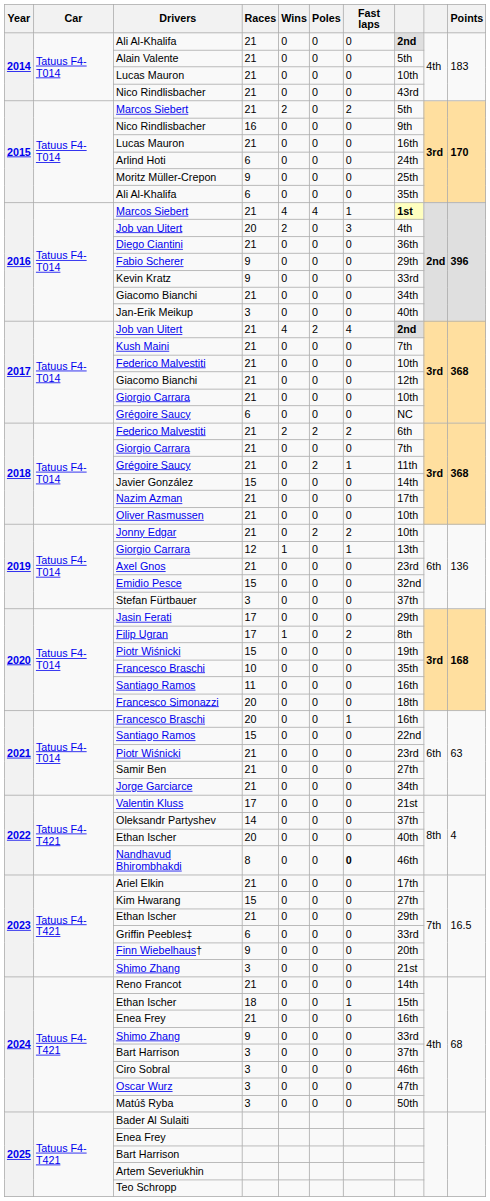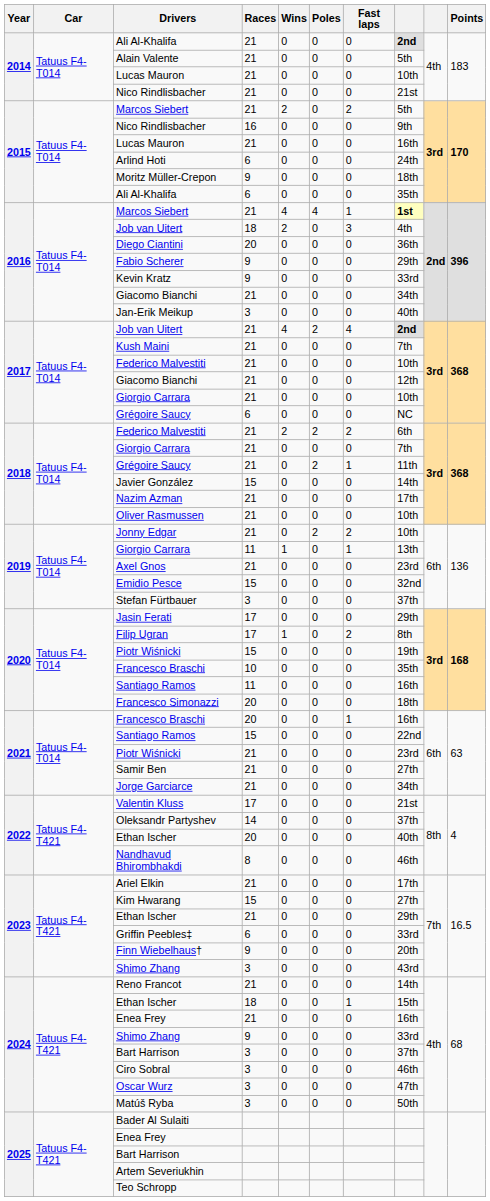(408, 92) 43rd -> (407, 92) 21st
(408, 177) 25th -> (408, 177) 18th
(251, 228) 20 -> (251, 228) 18
(251, 244) 21 -> (251, 244) 20
(251, 549) 12 -> (250, 549) 11
(349, 860) bold -> (349, 860) normal
(407, 968) 21st -> (408, 968) 43rd
